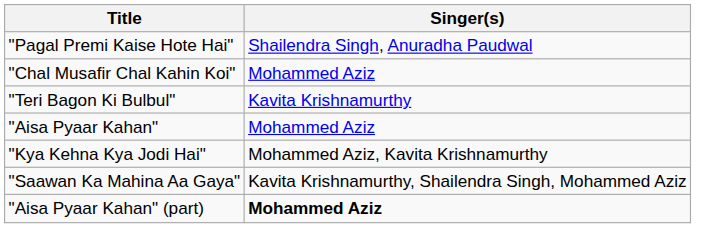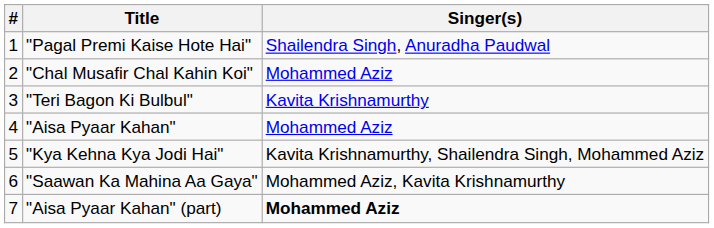+ column: (13, 18)
(398, 154) Mohammed Aziz, Kavita Krishnamurthy -> (485, 154) Kavita Krishnamurthy, Shailendra Singh, Mohammed Aziz
(467, 181) Kavita Krishnamurthy, Shailendra Singh, Mohammed Aziz -> (415, 181) Mohammed Aziz, Kavita Krishnamurthy
